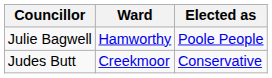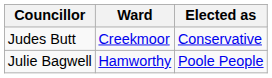rows swapped: (50, 38) <-> (42, 61)
